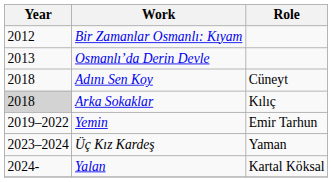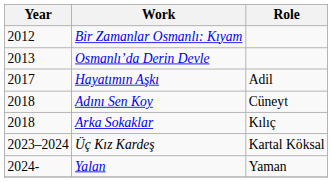+ row: (117, 79)
(21, 101) lightgrey background -> (21, 123) no background
- row: (91, 123)
(268, 144) Yaman -> (287, 144) Kartal Köksal
(287, 166) Kartal Köksal -> (268, 166) Yaman
